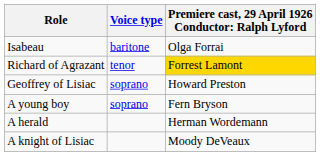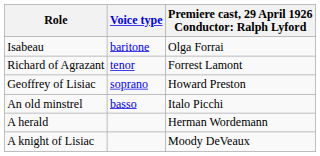(205, 65) gold background -> (205, 65) no background
- row: (38, 103)
+ row: (45, 103)
